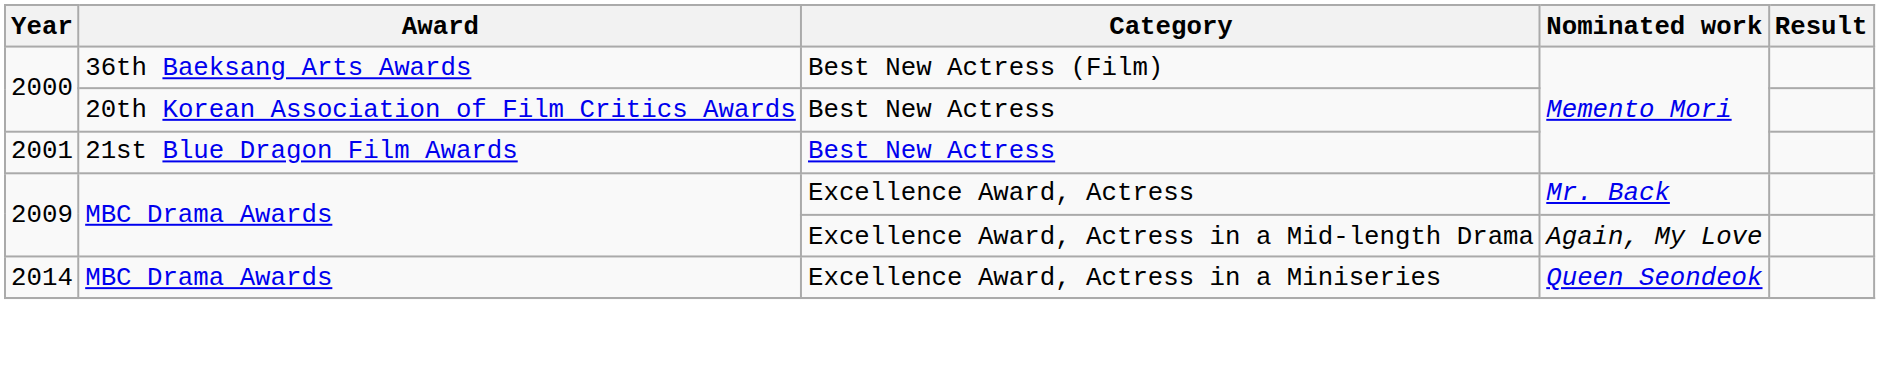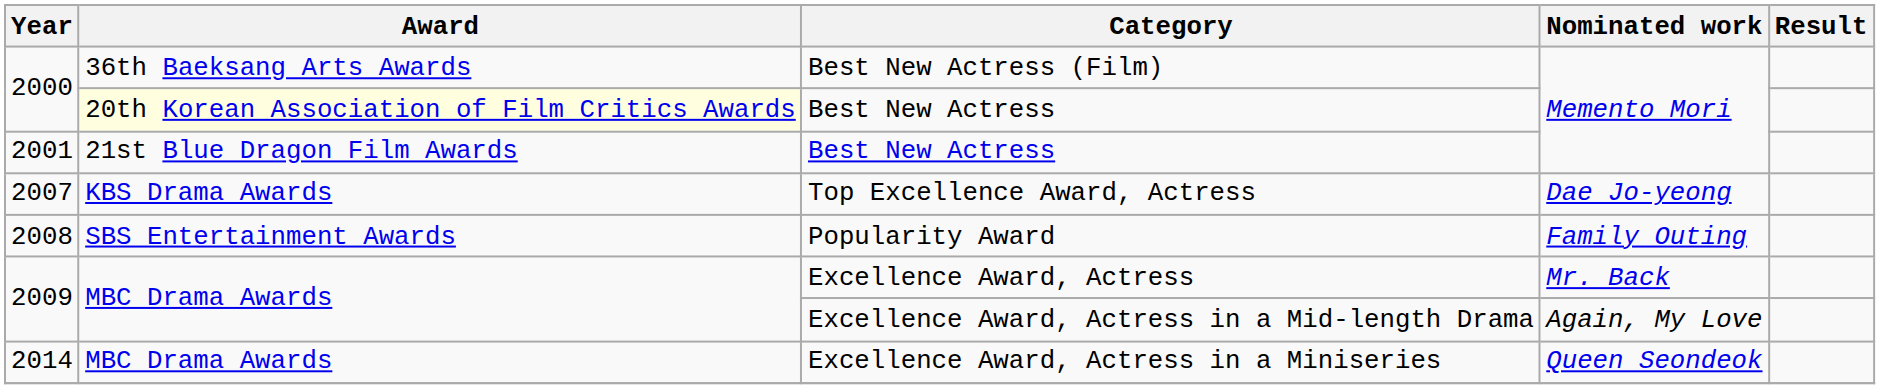(440, 110) no background -> (440, 110) lightyellow background
+ row: (42, 194)
+ row: (42, 236)
